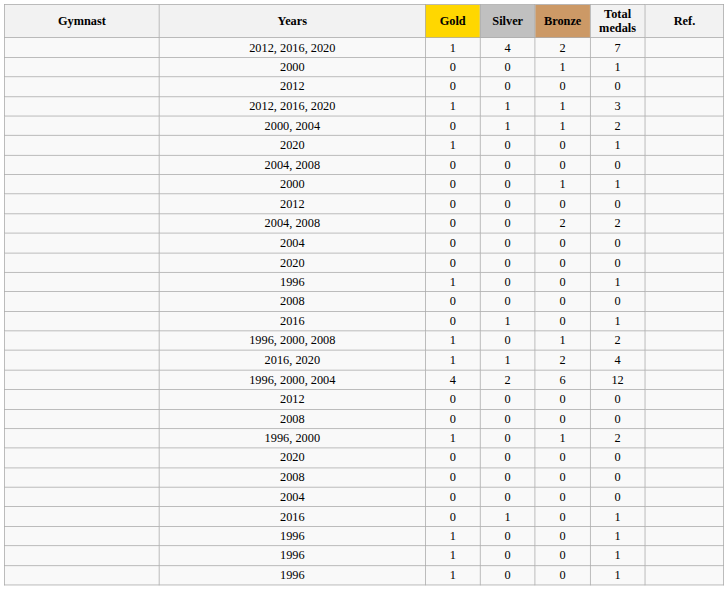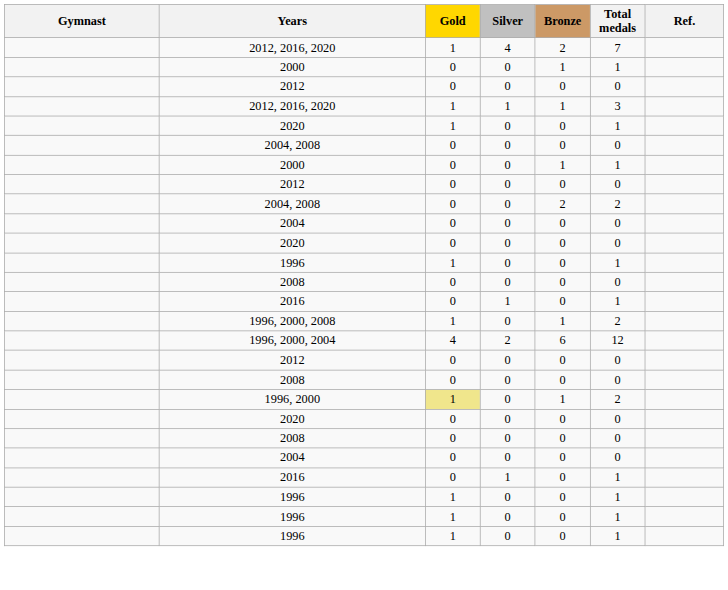- row: (292, 125)
- row: (292, 360)
(453, 438) no background -> (453, 399) khaki background
